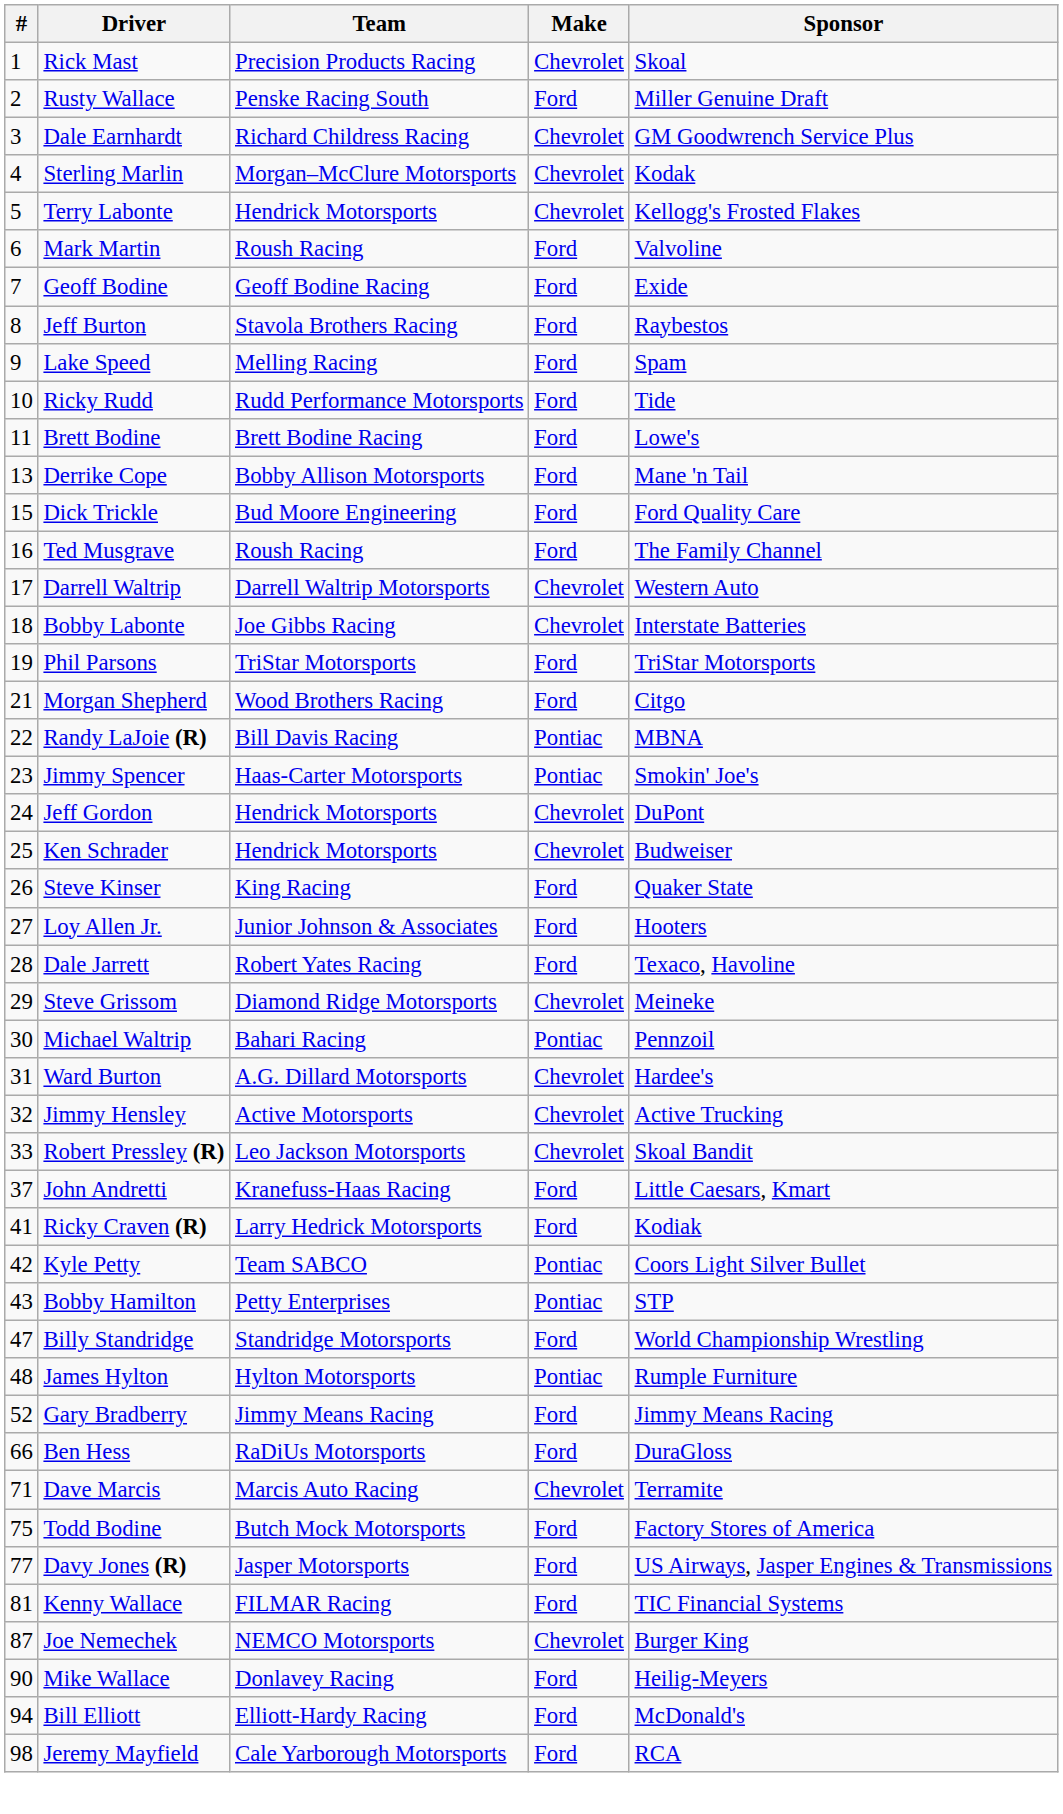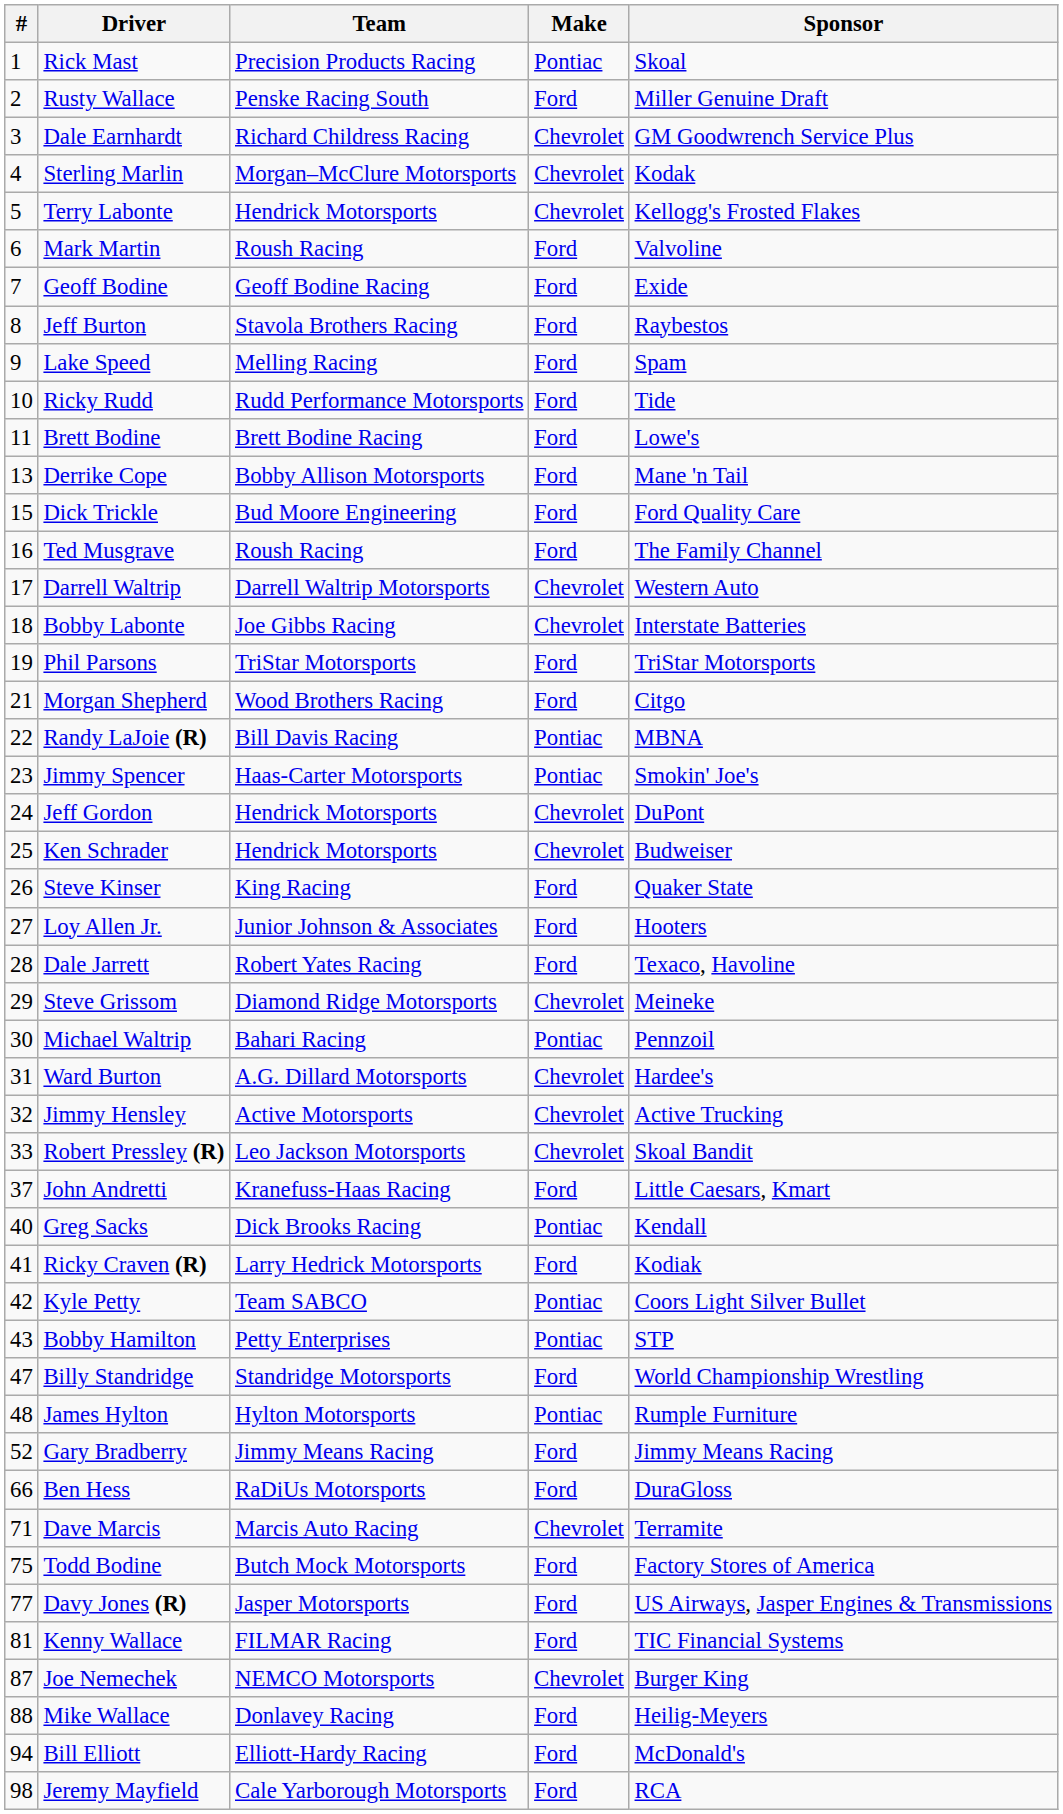(579, 61) Chevrolet -> (568, 61) Pontiac
+ row: (96, 1226)
(21, 1677) 90 -> (21, 1715) 88
